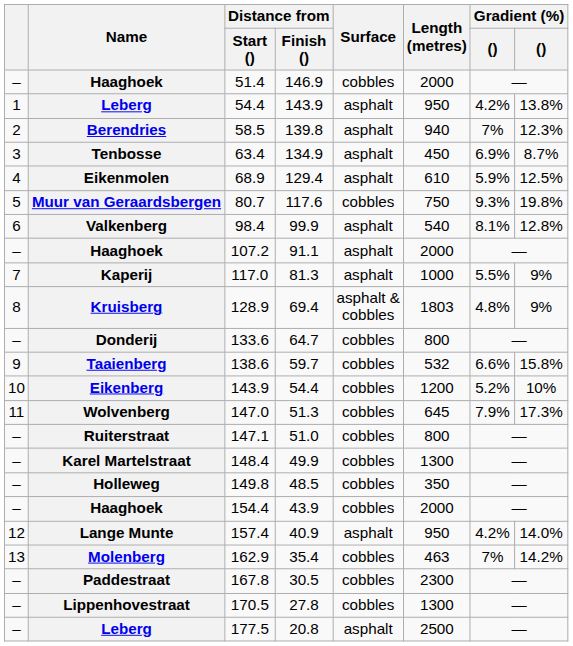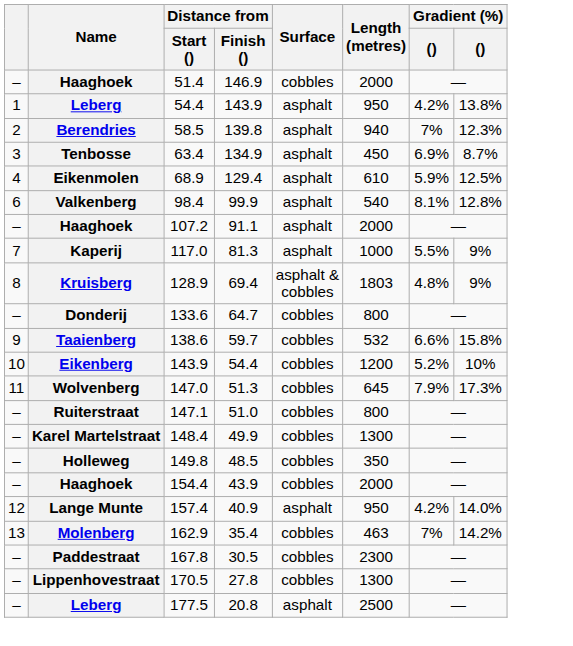- row: (250, 202)
